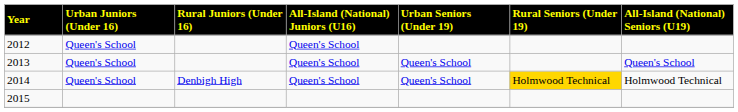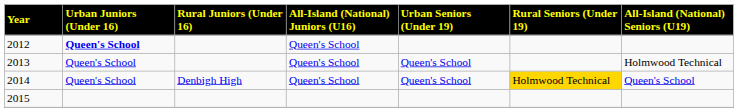(101, 44) normal -> (103, 44) bold
(659, 62) Queen's School -> (673, 62) Holmwood Technical
(673, 80) Holmwood Technical -> (659, 80) Queen's School
